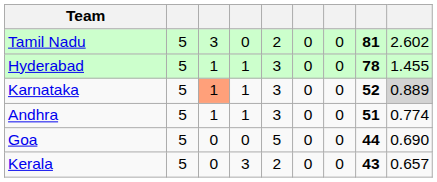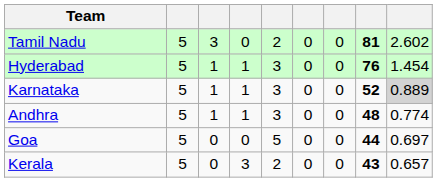(371, 66) 78 -> (371, 66) 76
(410, 66) 1.455 -> (410, 66) 1.454
(214, 90) lightsalmon background -> (214, 90) no background
(371, 115) 51 -> (371, 115) 48
(410, 139) 0.690 -> (410, 139) 0.697
